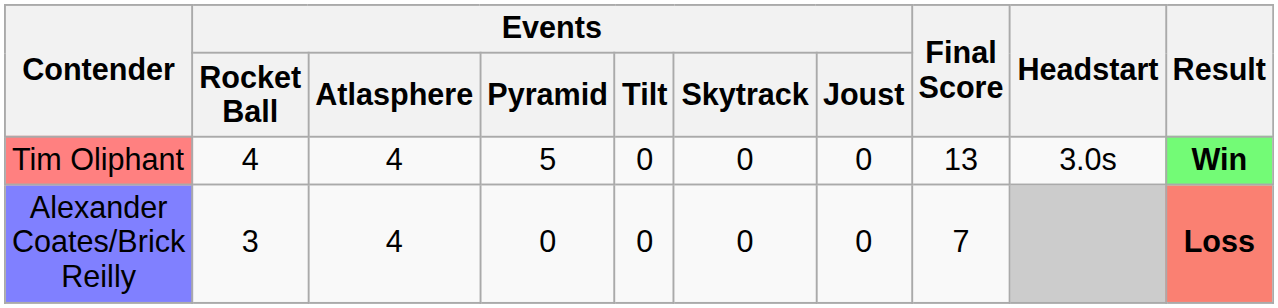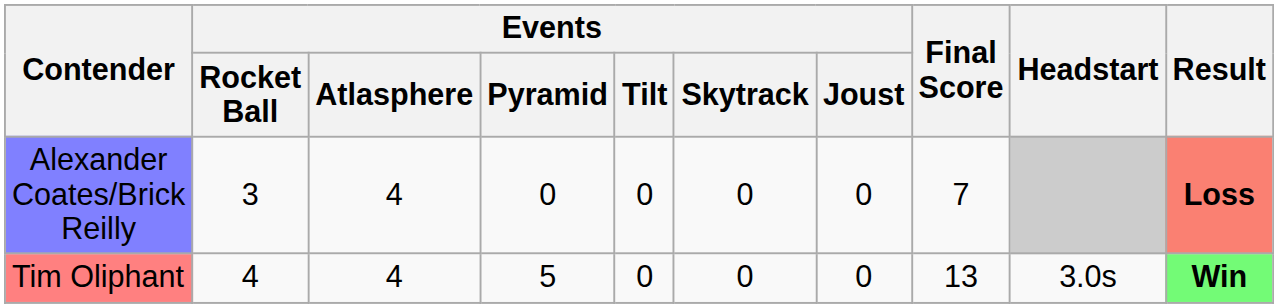rows swapped: (98, 160) <-> (99, 242)
